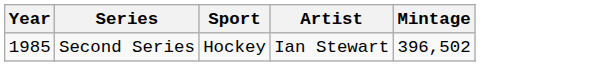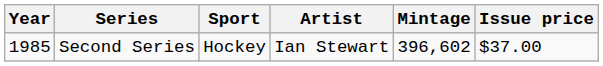+ column: (536, 19)
(434, 47) 396,502 -> (434, 47) 396,602
